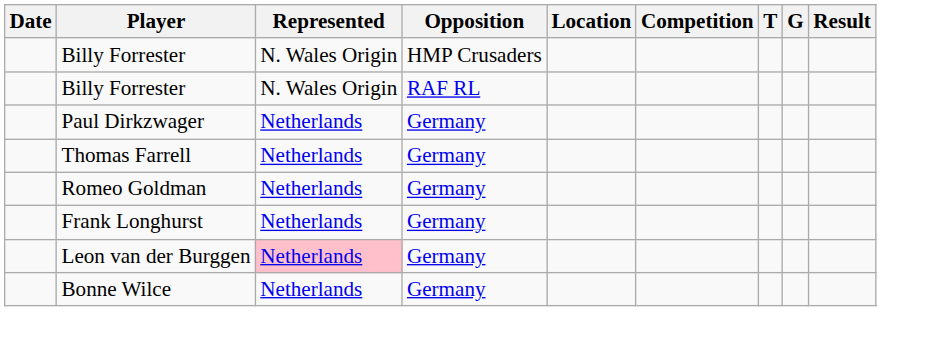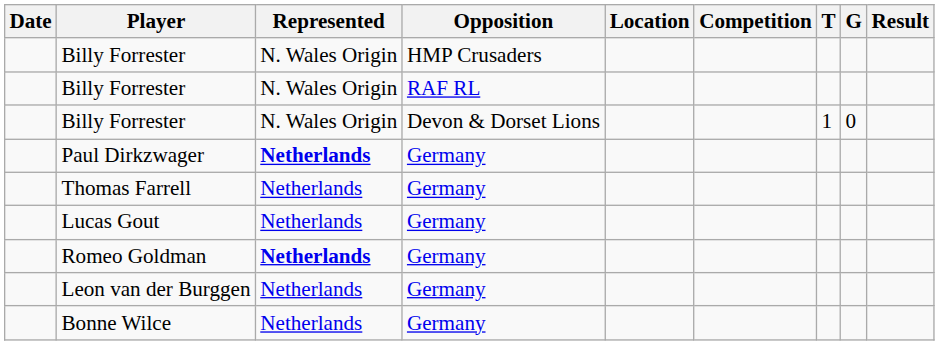+ row: (123, 121)
(311, 121) normal -> (315, 155) bold
+ row: (110, 222)
(311, 188) normal -> (315, 255) bold
- row: (132, 222)
(311, 255) pink background -> (311, 289) no background
